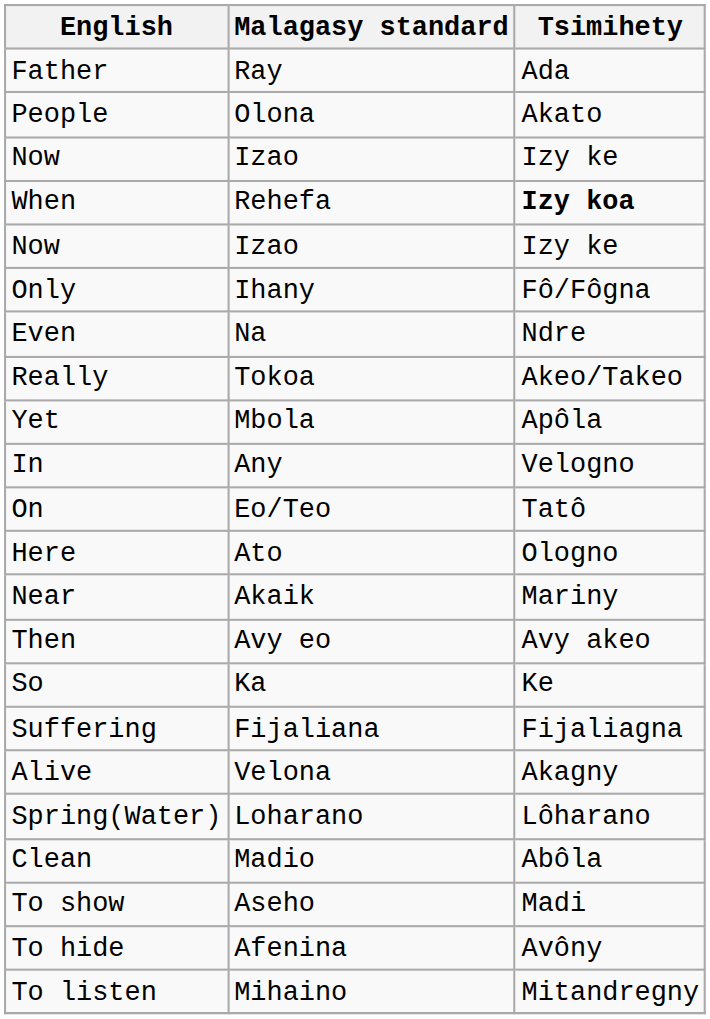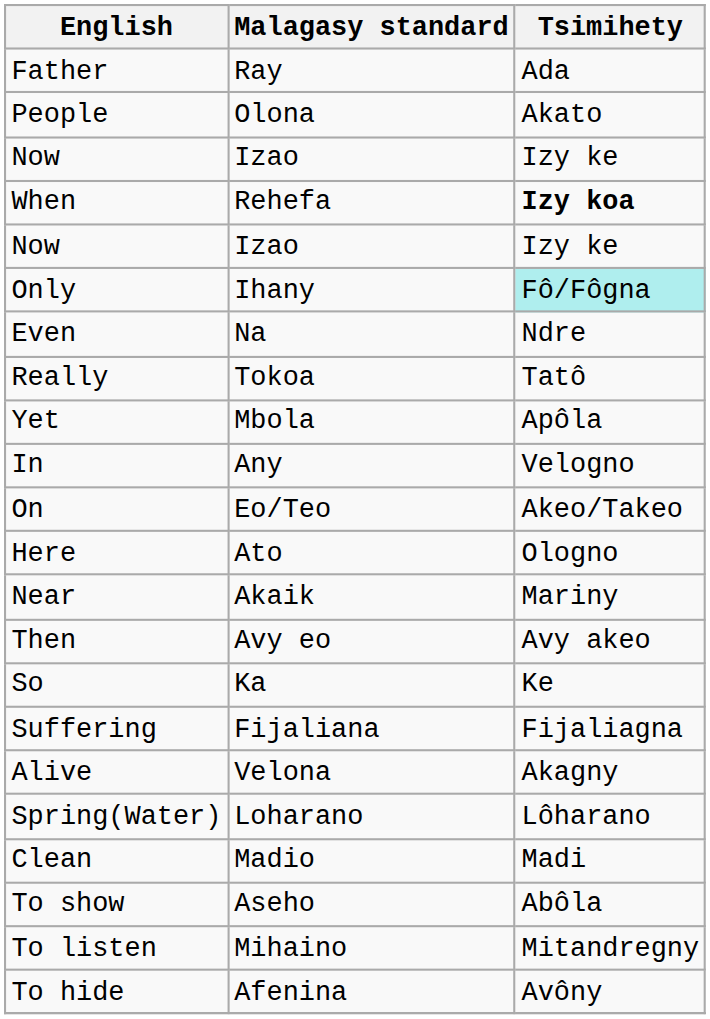(586, 290) no background -> (586, 290) paleturquoise background
(602, 378) Akeo/Takeo -> (554, 378) Tatô
(554, 509) Tatô -> (602, 509) Akeo/Takeo
(562, 860) Abôla -> (554, 860) Madi
(554, 904) Madi -> (562, 904) Abôla
rows swapped: (68, 948) <-> (84, 992)
